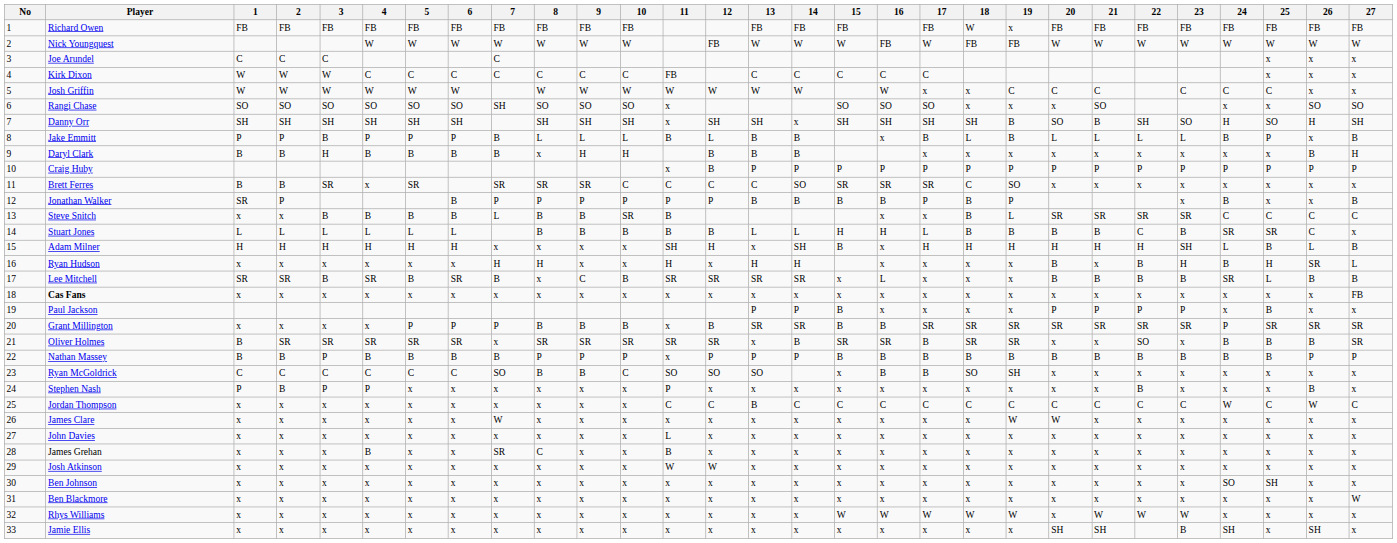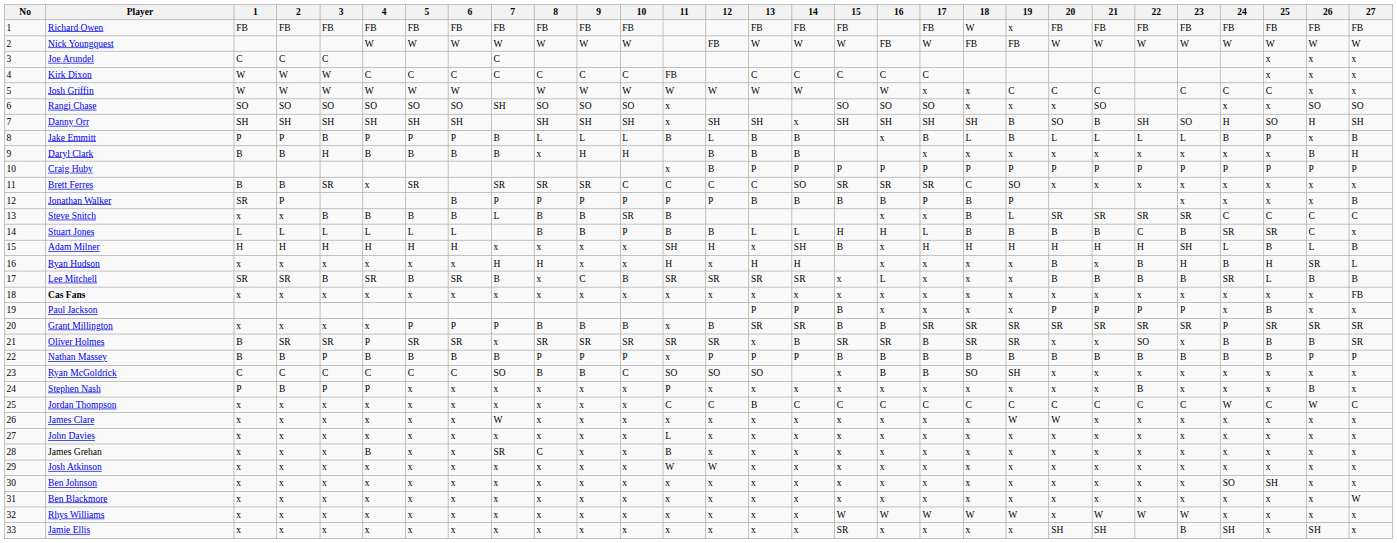(1226, 200) B -> (1225, 200) x
(625, 231) B -> (625, 231) P
(371, 341) SR -> (368, 341) P
(839, 530) x -> (843, 530) SR
